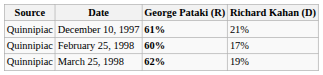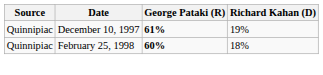(239, 29) 21% -> (239, 29) 19%
(239, 45) 17% -> (239, 45) 18%
- row: (91, 62)
